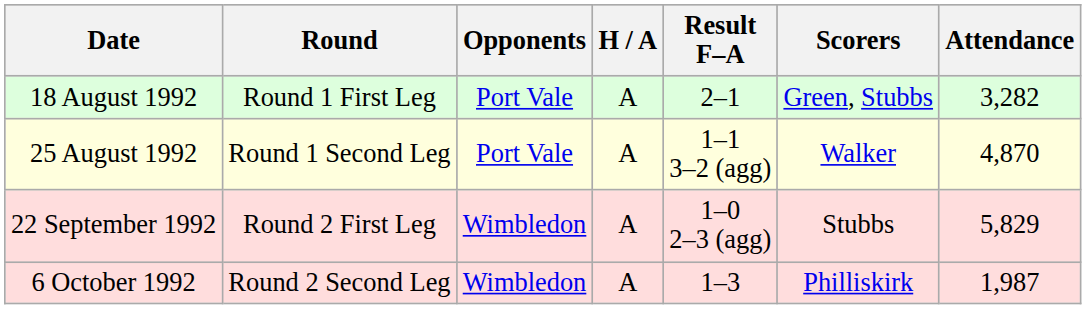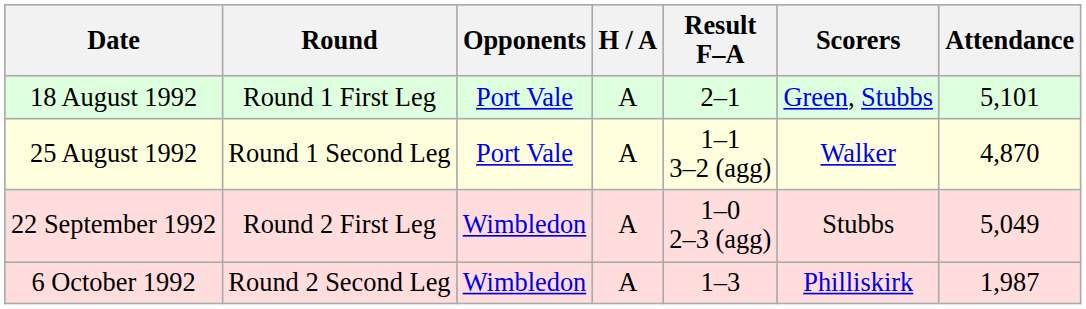(1010, 97) 3,282 -> (1010, 97) 5,101
(1010, 225) 5,829 -> (1010, 225) 5,049
